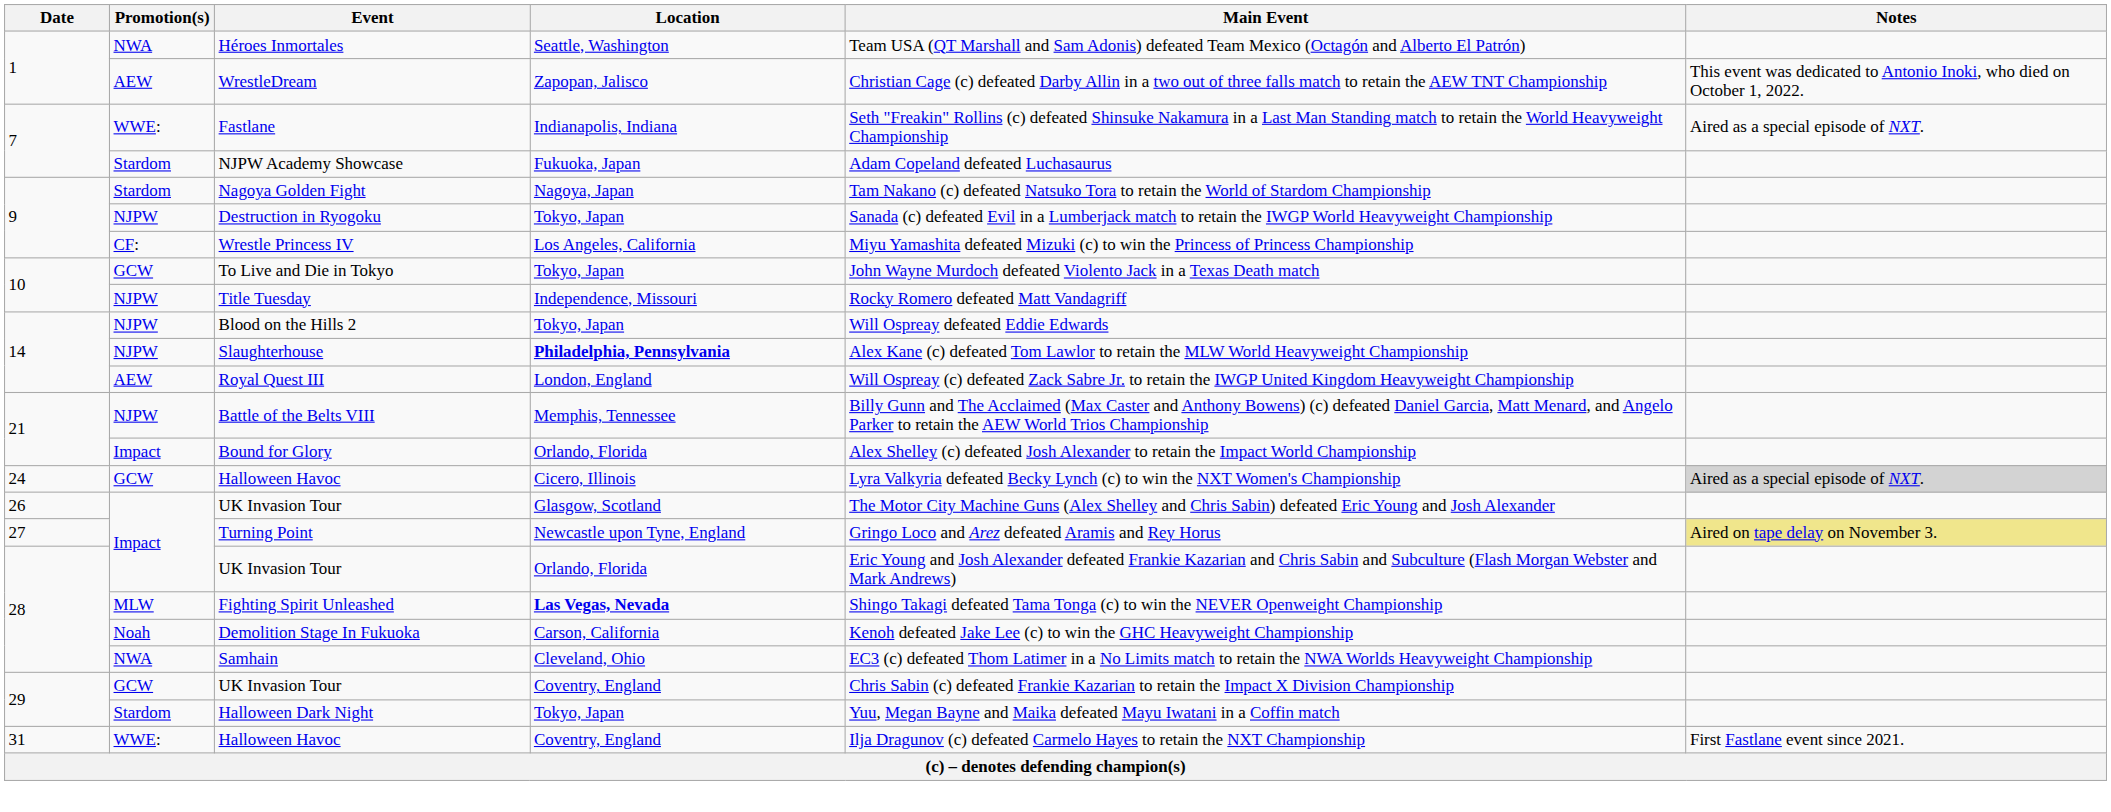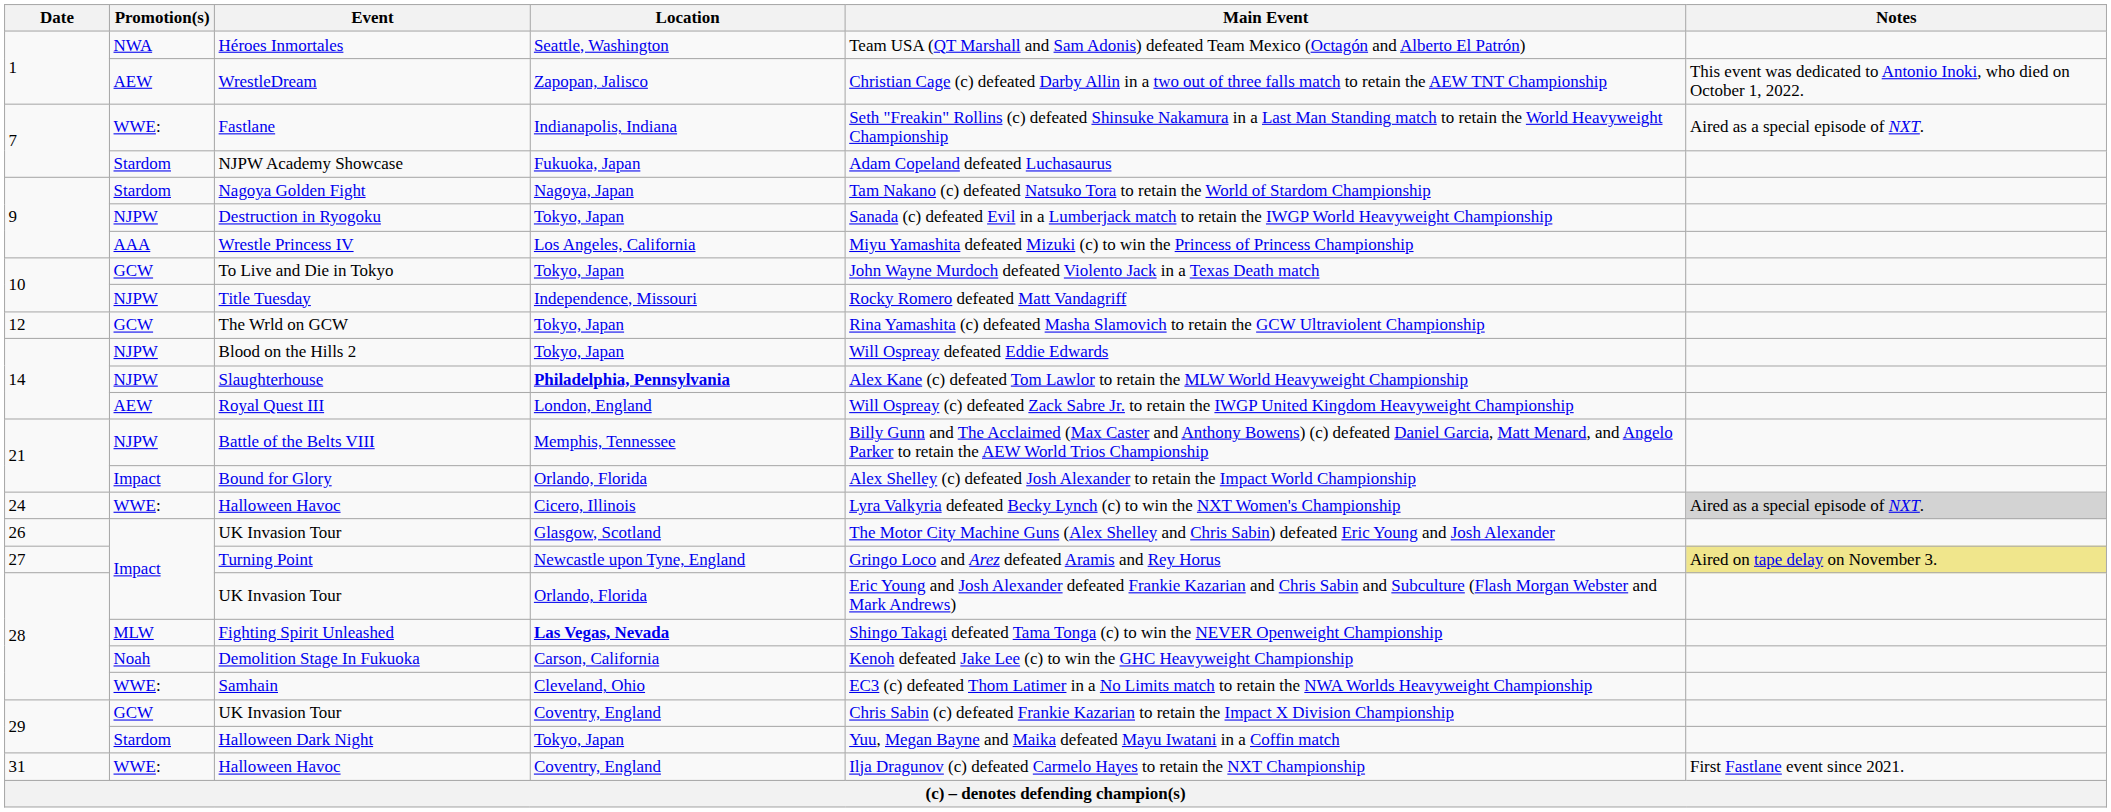(126, 244) CF: -> (132, 244) AAA
+ row: (17, 325)
(133, 478) GCW -> (137, 505) WWE:
(133, 659) NWA -> (137, 686) WWE:
